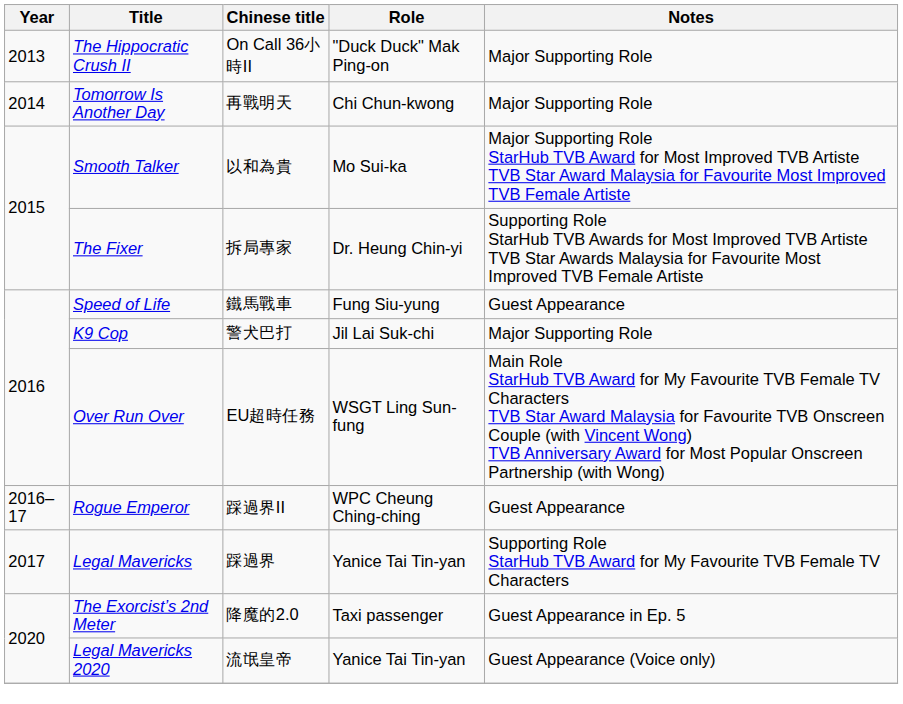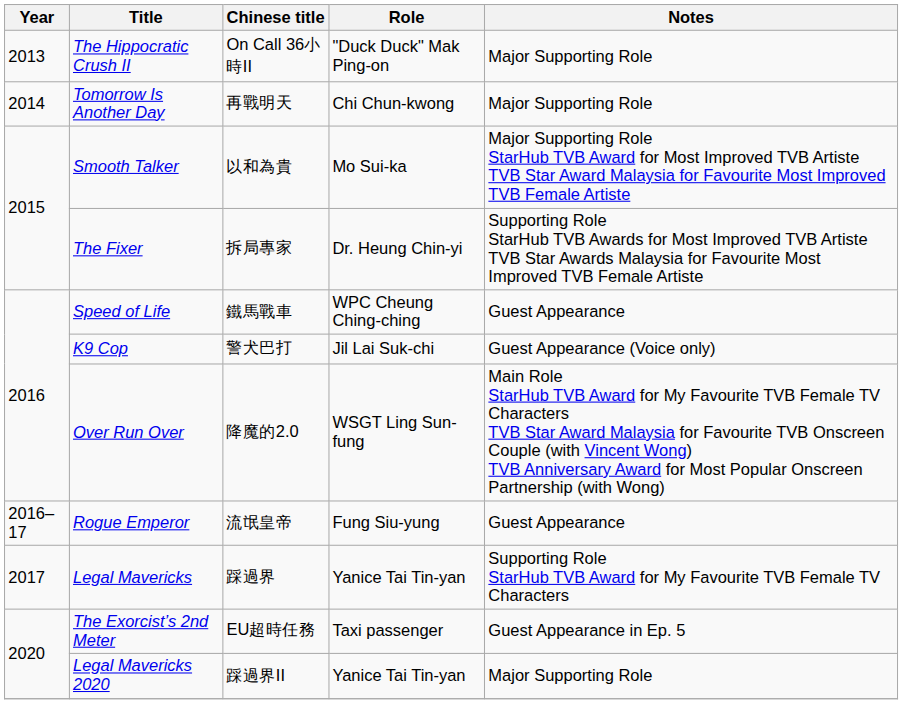(386, 304) Fung Siu-yung -> (383, 312) WPC Cheung Ching-ching
(570, 333) Major Supporting Role -> (602, 348) Guest Appearance (Voice only)
(271, 416) EU超時任務 -> (263, 431) 降魔的2.0
(256, 507) 踩過界II -> (259, 522) 流氓皇帝
(383, 507) WPC Cheung Ching-ching -> (386, 523) Fung Siu-yung
(263, 615) 降魔的2.0 -> (271, 630) EU超時任務
(259, 659) 流氓皇帝 -> (256, 675) 踩過界II
(602, 660) Guest Appearance (Voice only) -> (570, 675) Major Supporting Role
